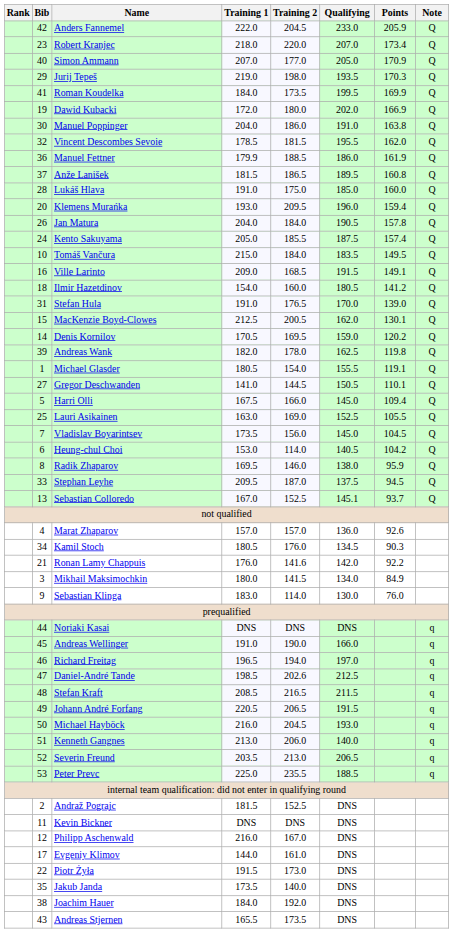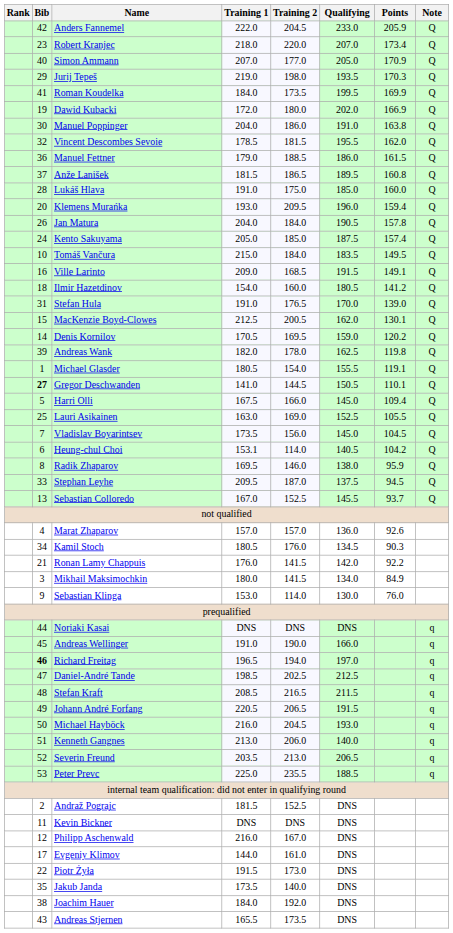(246, 158) 179.9 -> (246, 158) 179.0
(395, 158) 161.9 -> (395, 158) 161.5
(295, 239) 185.5 -> (295, 239) 185.0
(42, 384) normal -> (42, 384) bold
(246, 449) 153.0 -> (246, 449) 153.1
(347, 498) 145.1 -> (347, 498) 145.5
(295, 563) 141.6 -> (295, 563) 141.5
(246, 595) 183.0 -> (246, 595) 153.0
(42, 660) normal -> (42, 660) bold
(295, 676) 202.6 -> (295, 676) 202.5
